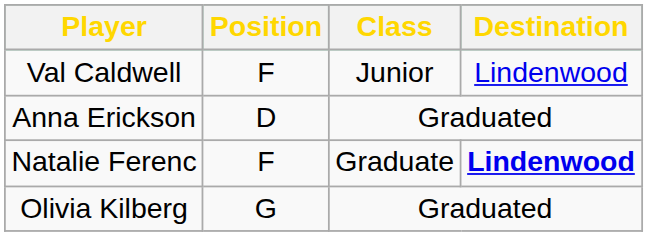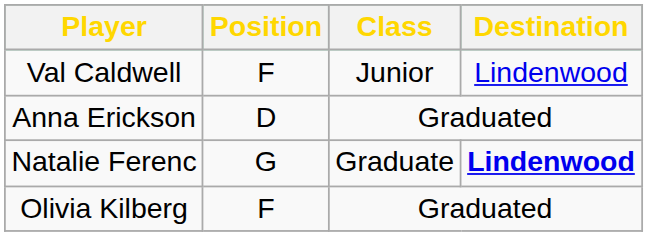(266, 162) F -> (266, 162) G
(266, 207) G -> (266, 207) F
